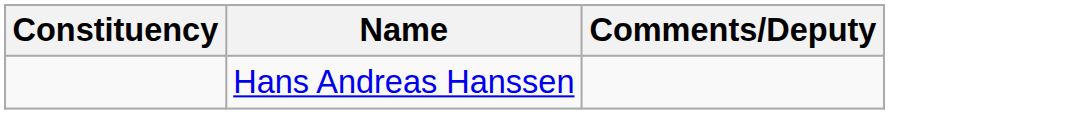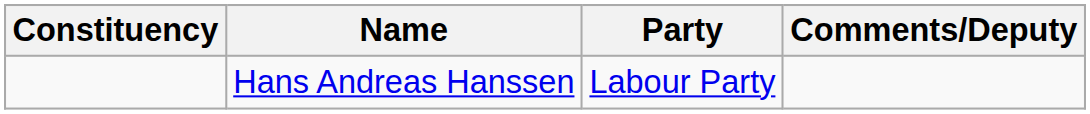+ column: (682, 30)
